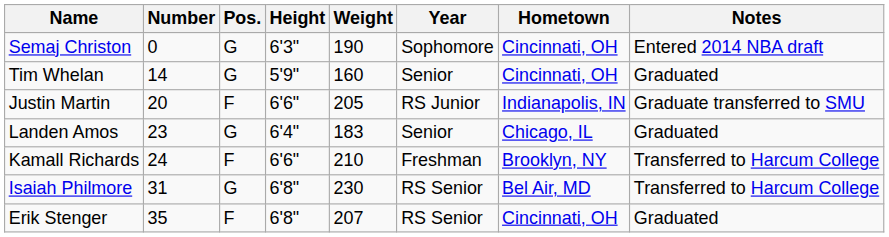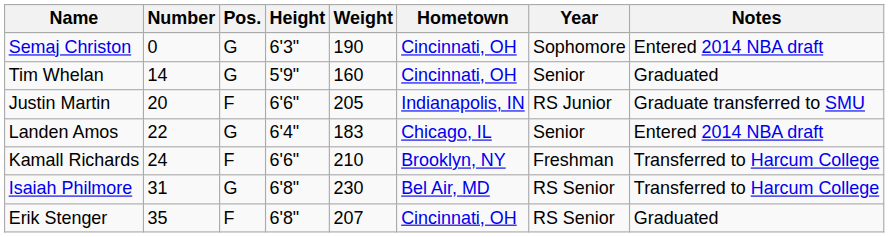columns swapped: (447, 18) <-> (564, 18)
(157, 132) 23 -> (157, 132) 22
(676, 132) Graduated -> (728, 132) Entered 2014 NBA draft
